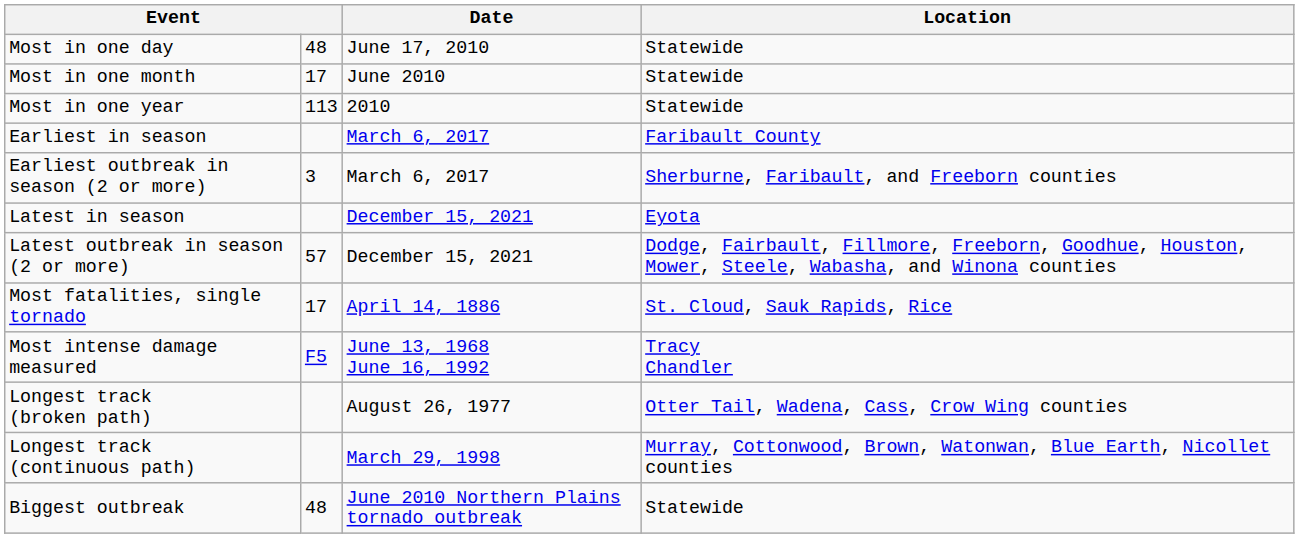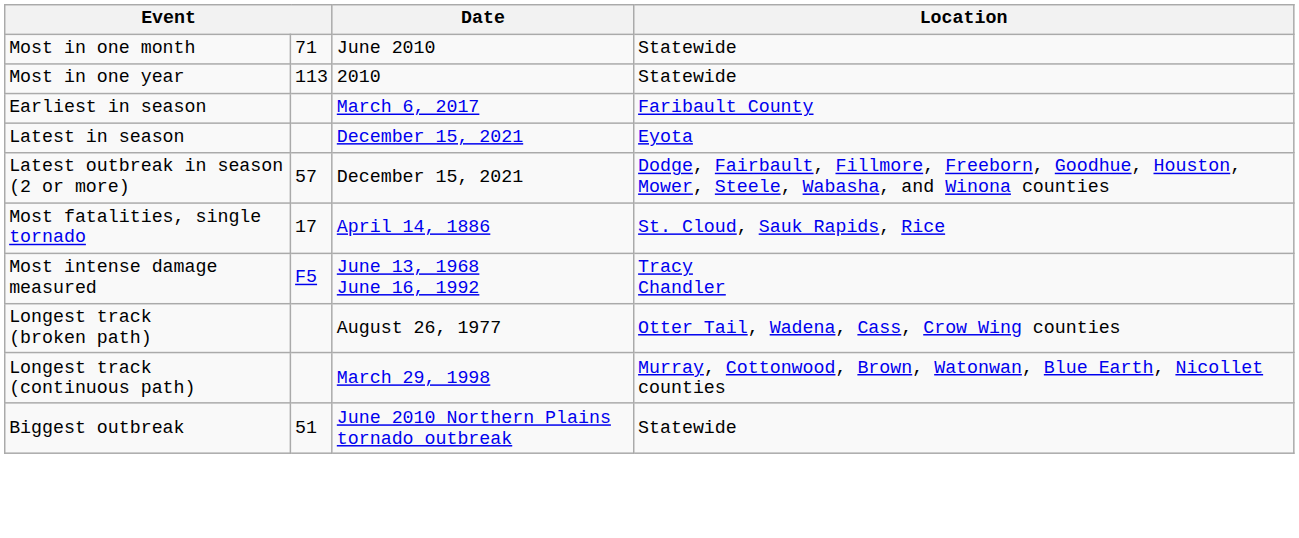- row: (91, 49)
(316, 79) 17 -> (306, 49) 71
- row: (119, 178)
(316, 509) 48 -> (306, 429) 51
